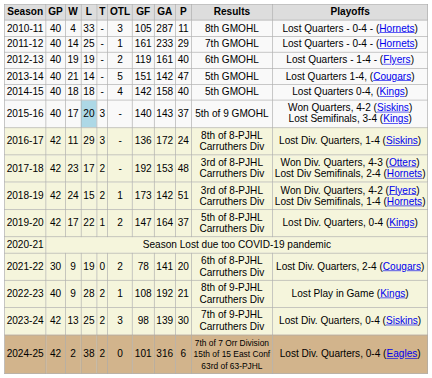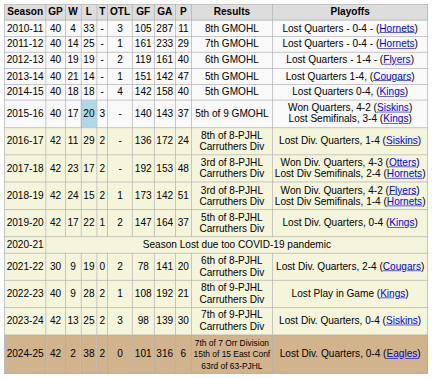(120, 76) 5 -> (120, 76) 1
(102, 141) 3 -> (102, 141) 2
